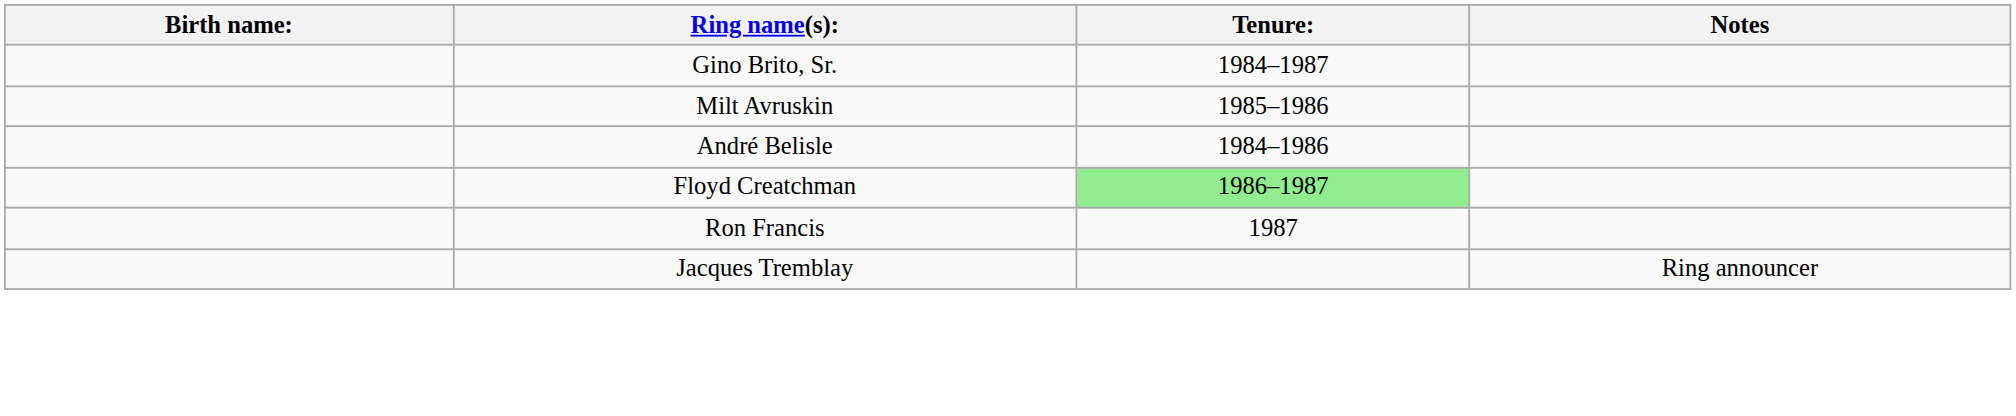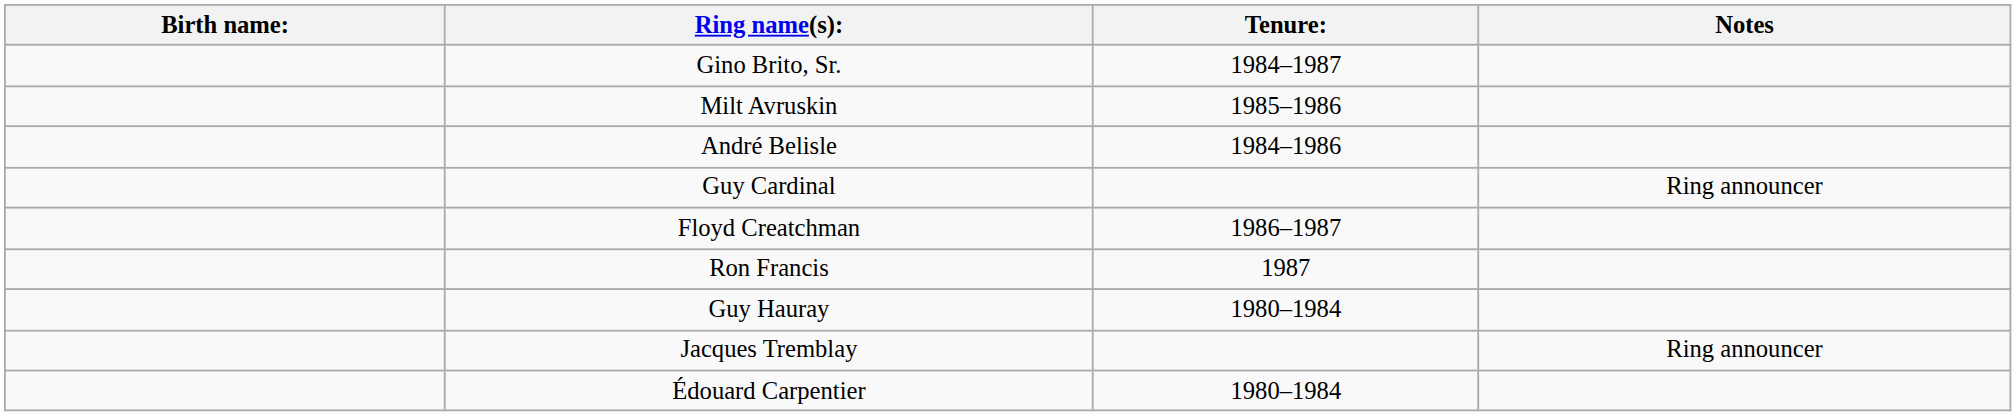+ row: (769, 186)
(1273, 186) lightgreen background -> (1286, 227) no background
+ row: (769, 308)
+ row: (769, 389)
